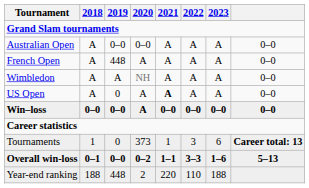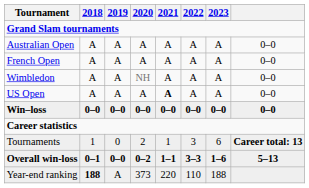(118, 45) 0–0 -> (118, 45) A
(143, 45) 0–0 -> (143, 45) A
(118, 61) 448 -> (118, 61) A
(118, 93) 0 -> (118, 93) A
(143, 110) A -> (143, 110) 0–0
(143, 142) 373 -> (143, 142) 2
(92, 175) normal -> (92, 175) bold
(118, 175) 448 -> (118, 175) A
(143, 175) 2 -> (143, 175) 373
